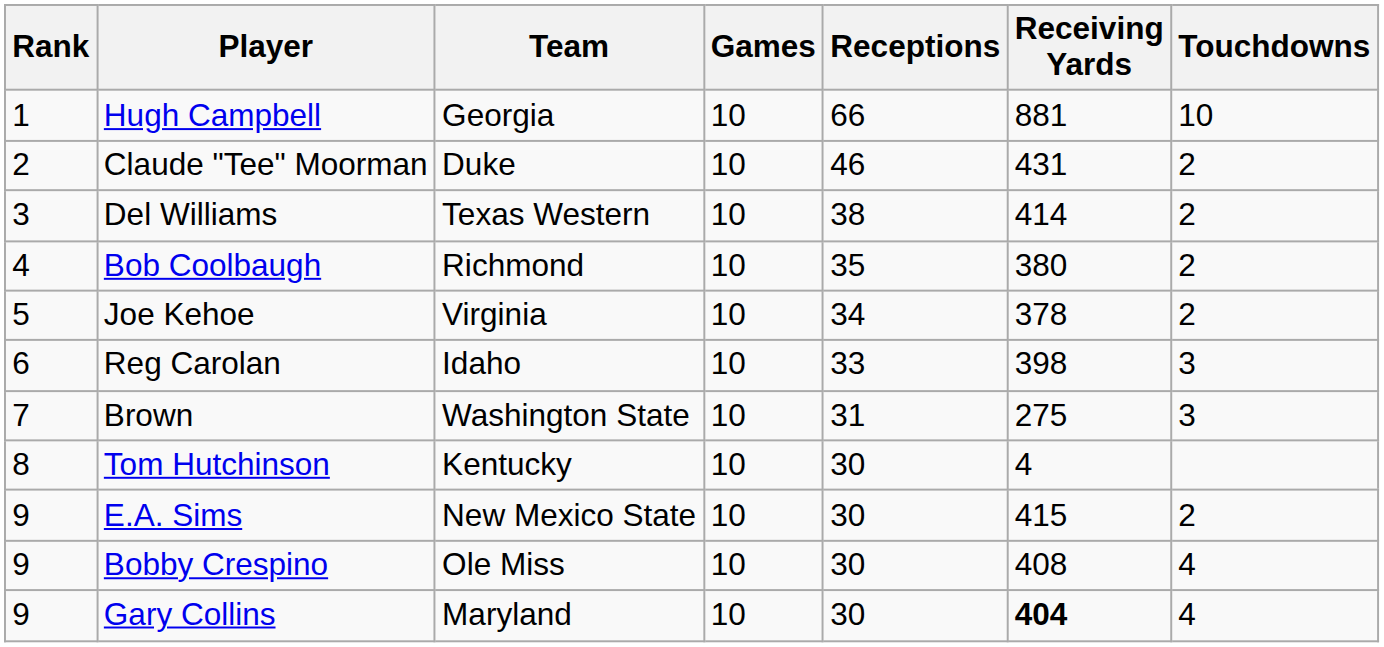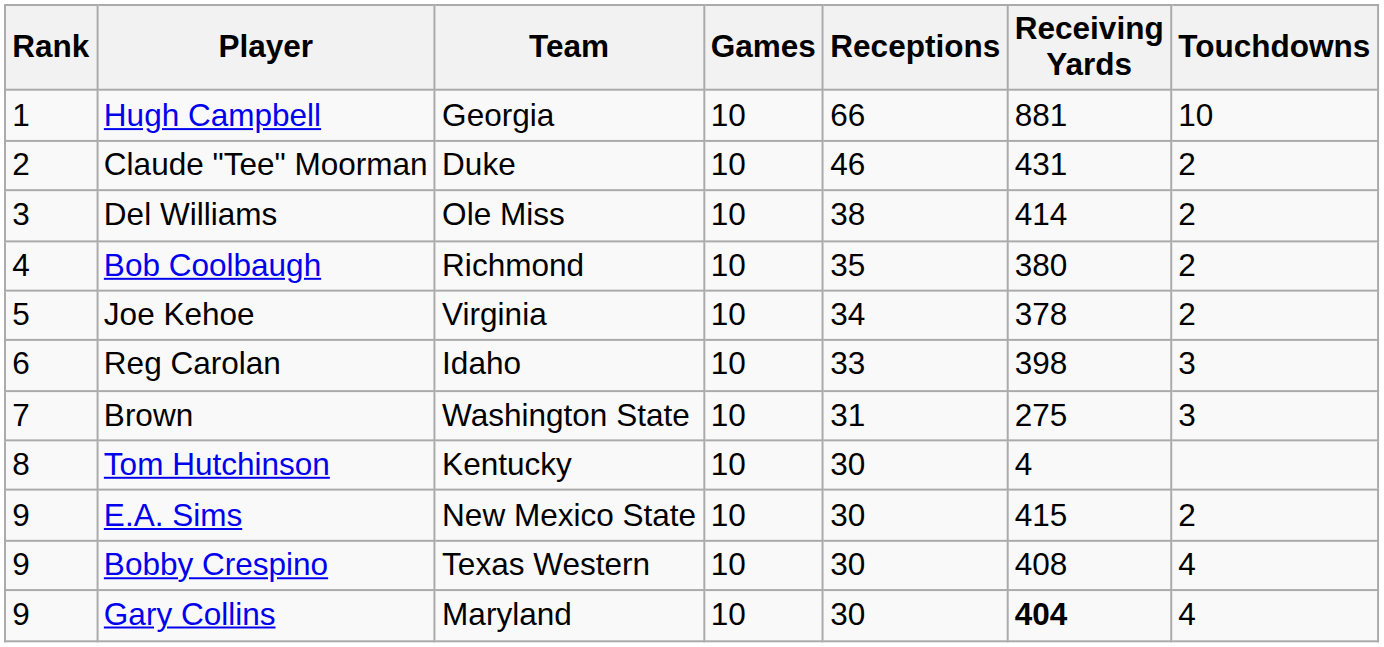(546, 214) Texas Western -> (503, 214) Ole Miss
(503, 564) Ole Miss -> (546, 564) Texas Western
